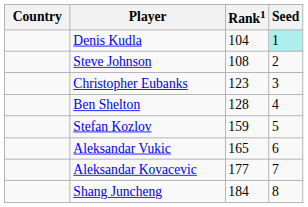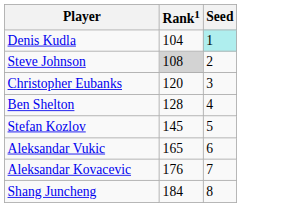- column: (37, 17)
(239, 62) no background -> (173, 62) lightgrey background
(239, 83) 123 -> (173, 83) 120
(239, 126) 159 -> (173, 126) 145
(239, 169) 177 -> (173, 169) 176
